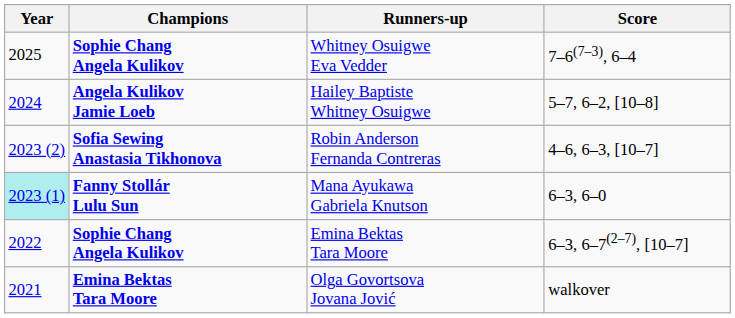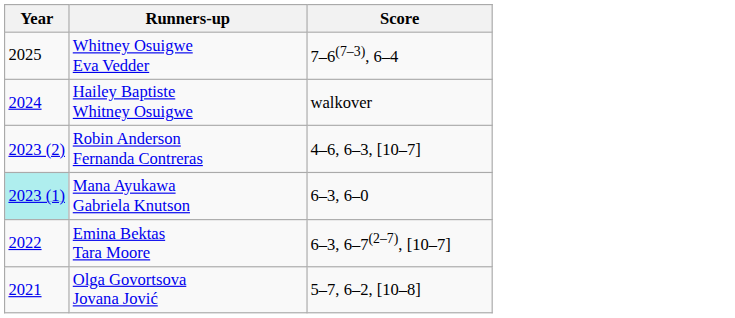- column: (188, 18)
(603, 102) 5–7, 6–2, [10–8] -> (341, 102) walkover
(579, 289) walkover -> (366, 289) 5–7, 6–2, [10–8]
